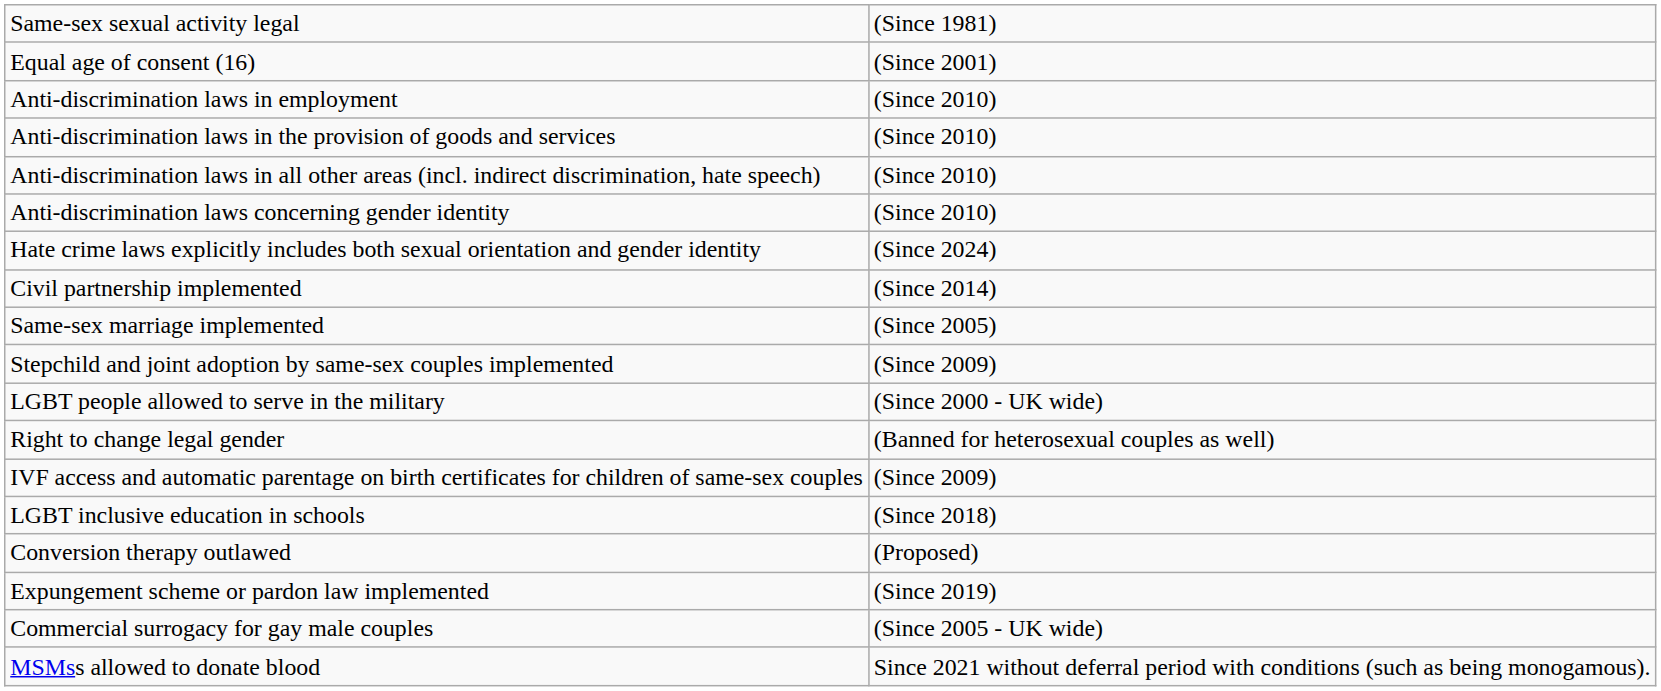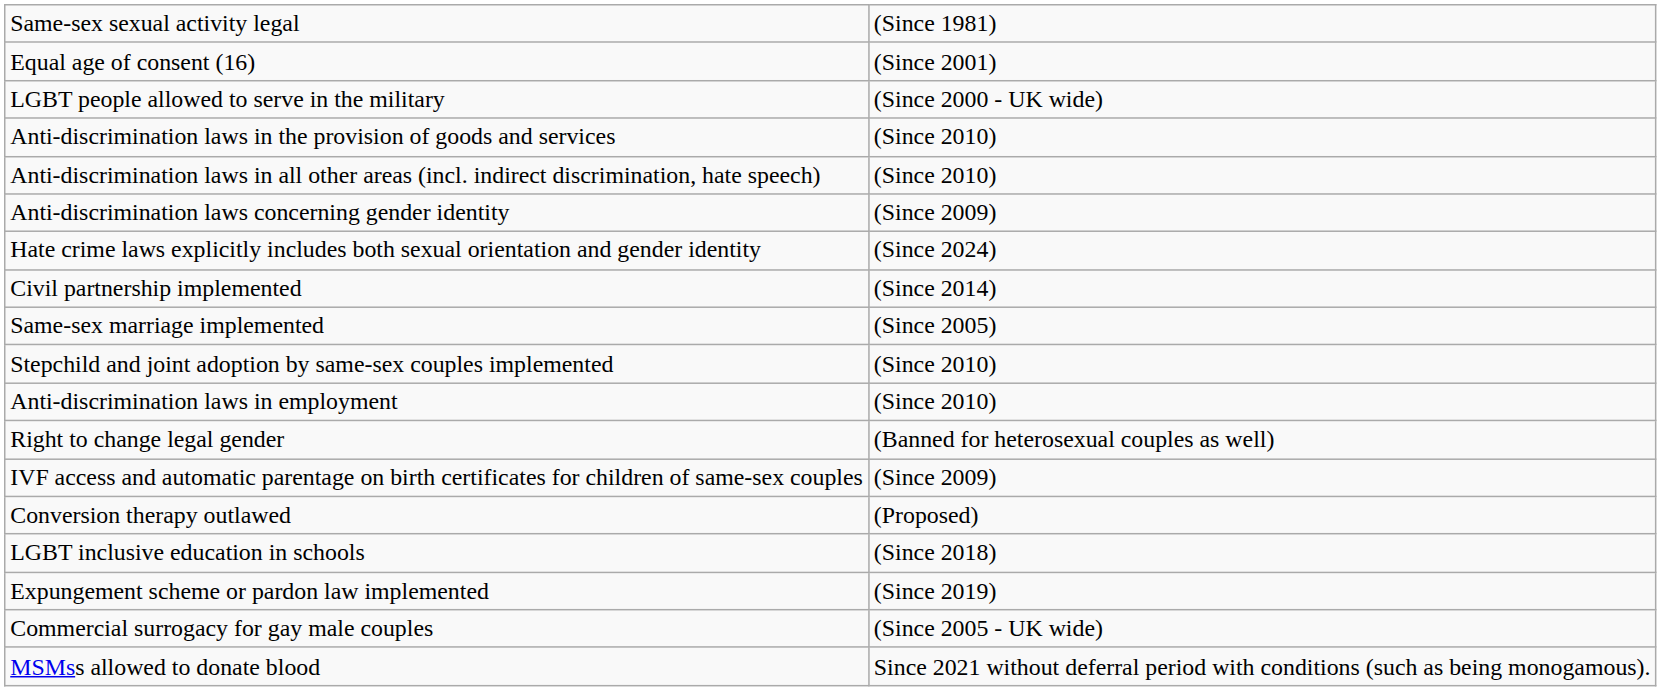rows swapped: (204, 99) <-> (228, 401)
(935, 212) (Since 2010) -> (935, 212) (Since 2009)
(935, 363) (Since 2009) -> (935, 363) (Since 2010)
rows swapped: (151, 552) <-> (187, 514)
